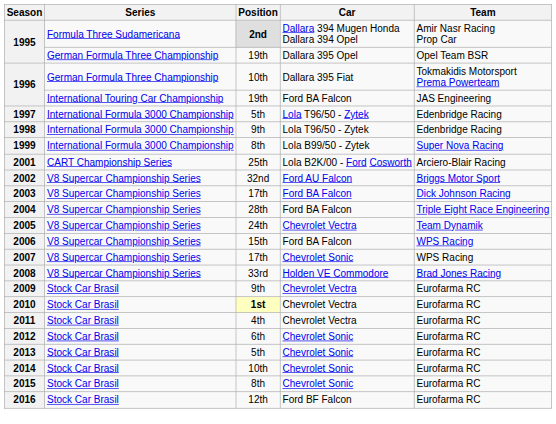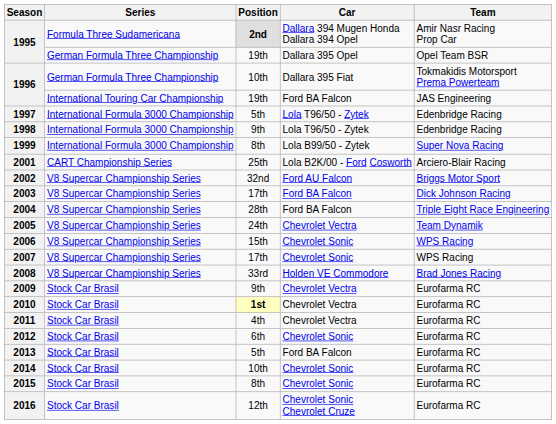(317, 241) Ford BA Falcon -> (318, 241) Chevrolet Sonic
(318, 353) Chevrolet Sonic -> (317, 353) Ford BA Falcon
(317, 400) Ford BF Falcon -> (319, 406) Chevrolet Sonic Chevrolet Cruze
